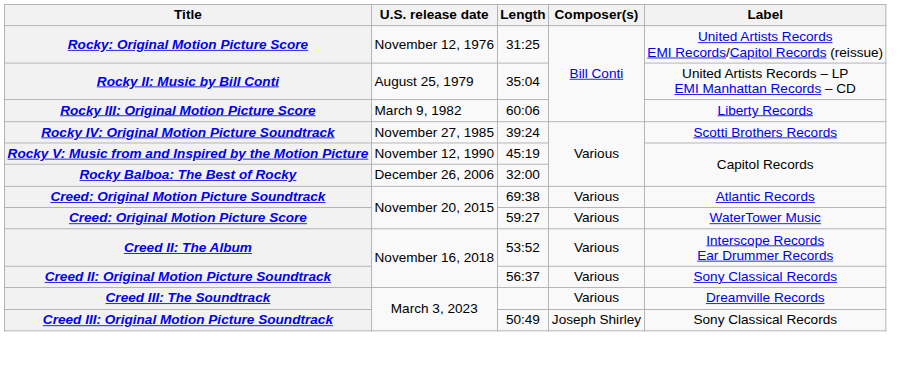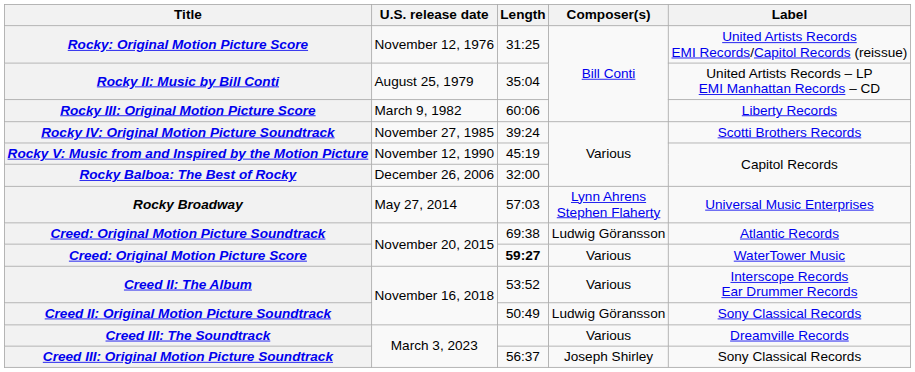+ row: (188, 204)
(596, 196) Various -> (609, 233) Ludwig Göransson
(523, 218) normal -> (523, 255) bold
(523, 276) 56:37 -> (523, 313) 50:49
(596, 276) Various -> (609, 313) Ludwig Göransson
(523, 320) 50:49 -> (523, 356) 56:37
